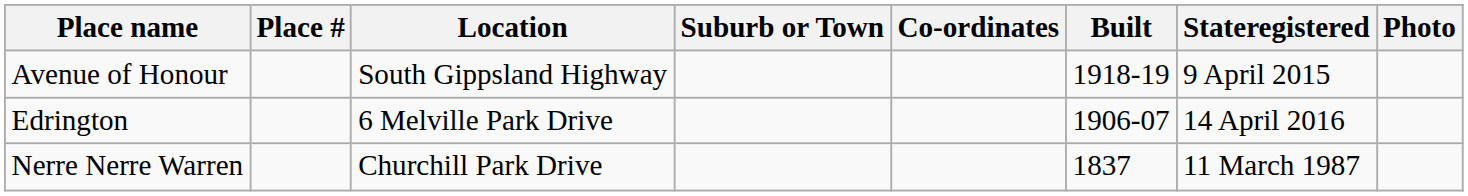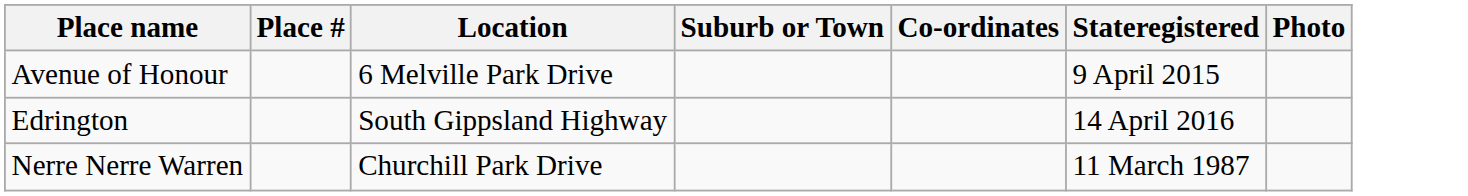- column: (1121, 27)
(513, 73) South Gippsland Highway -> (486, 73) 6 Melville Park Drive
(486, 119) 6 Melville Park Drive -> (513, 119) South Gippsland Highway
